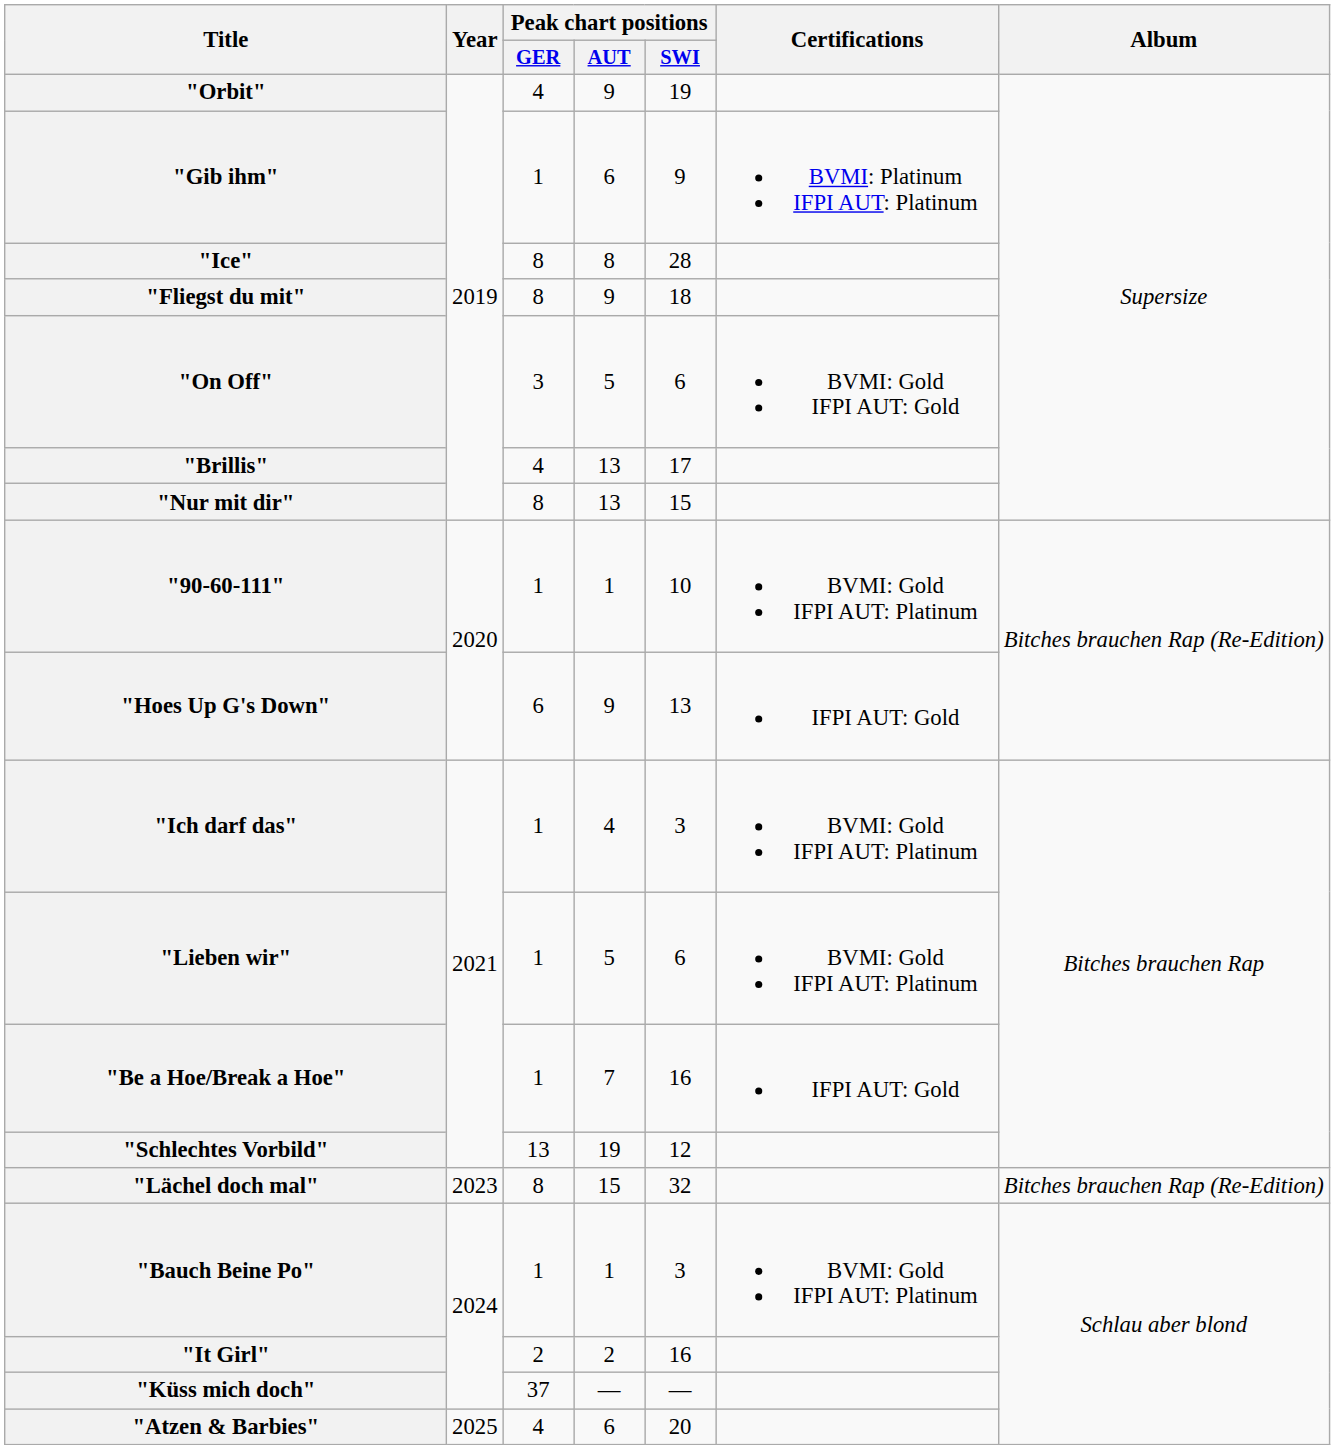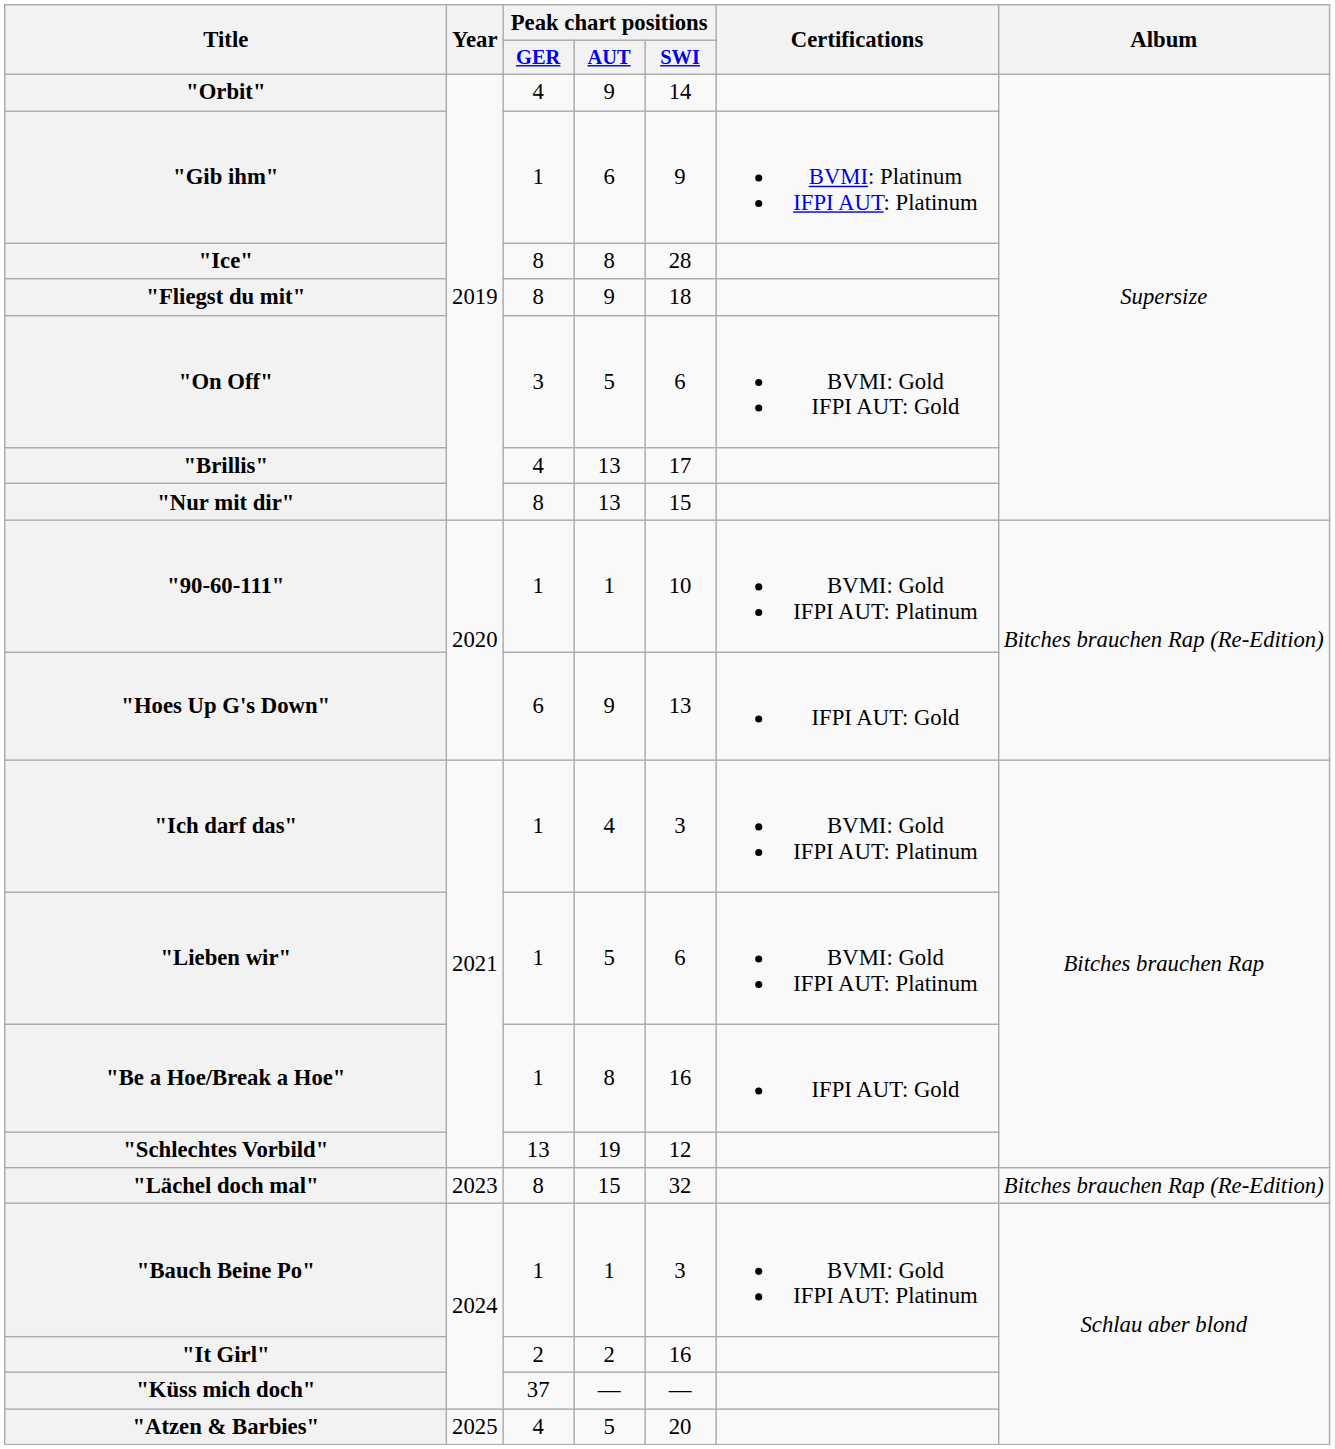(680, 92) 19 -> (680, 92) 14
(609, 1077) 7 -> (609, 1077) 8
(609, 1426) 6 -> (609, 1426) 5
